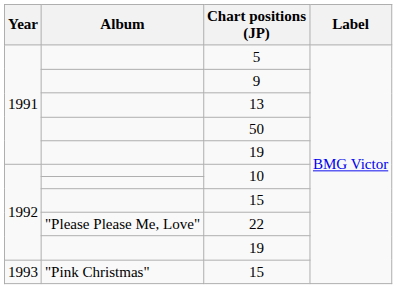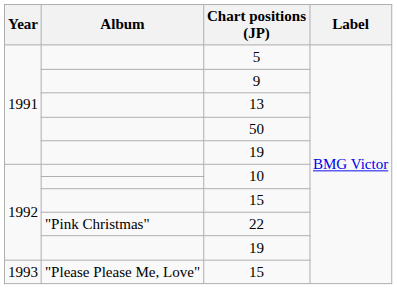(123, 224) "Please Please Me, Love" -> (97, 224) "Pink Christmas"
(97, 271) "Pink Christmas" -> (123, 271) "Please Please Me, Love"
